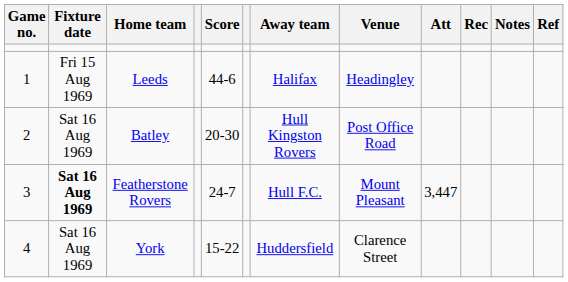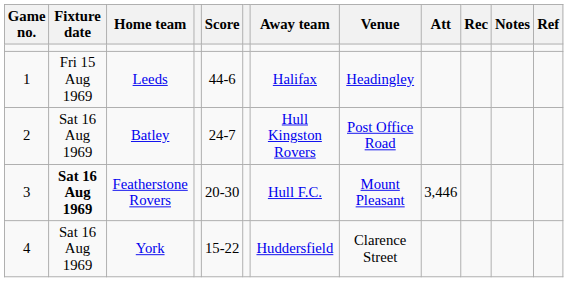(222, 135) 20-30 -> (222, 135) 24-7
(222, 192) 24-7 -> (222, 192) 20-30
(441, 192) 3,447 -> (441, 192) 3,446
